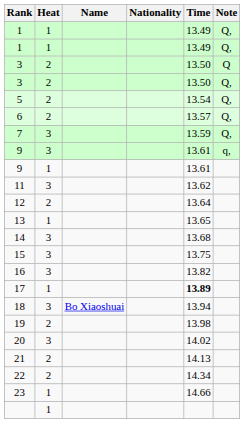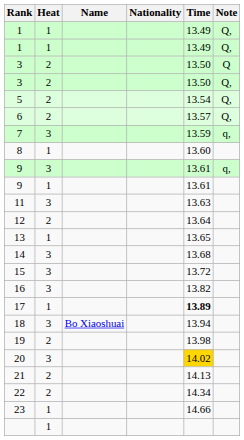(227, 133) Q, -> (227, 133) q,
+ row: (20, 151)
(198, 185) 13.62 -> (198, 202) 13.63
(198, 254) 13.75 -> (198, 271) 13.72
(198, 340) no background -> (198, 358) gold background
